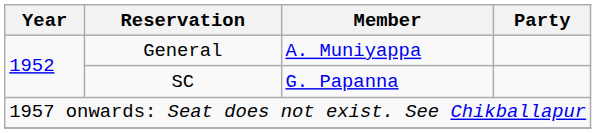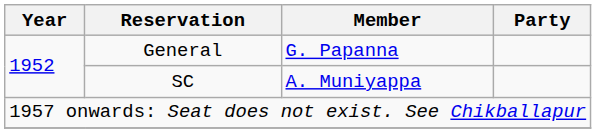(353, 51) A. Muniyappa -> (342, 51) G. Papanna
(342, 82) G. Papanna -> (353, 82) A. Muniyappa
